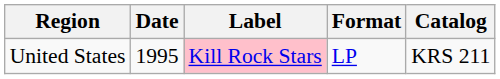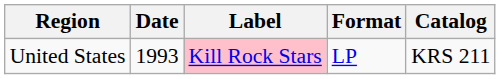(157, 55) 1995 -> (157, 55) 1993
